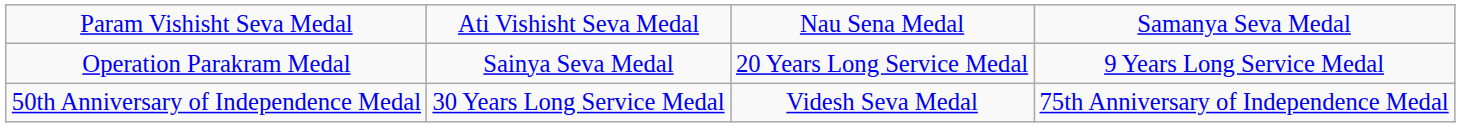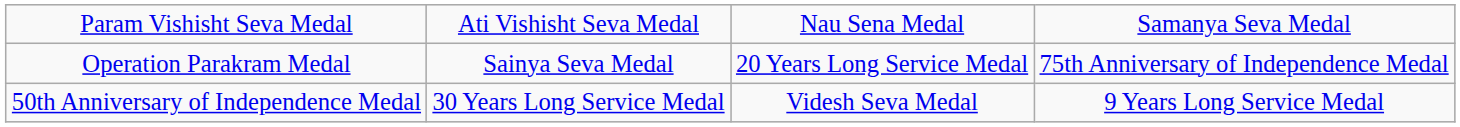(1244, 63) 9 Years Long Service Medal -> (1244, 63) 75th Anniversary of Independence Medal
(1244, 102) 75th Anniversary of Independence Medal -> (1244, 102) 9 Years Long Service Medal
